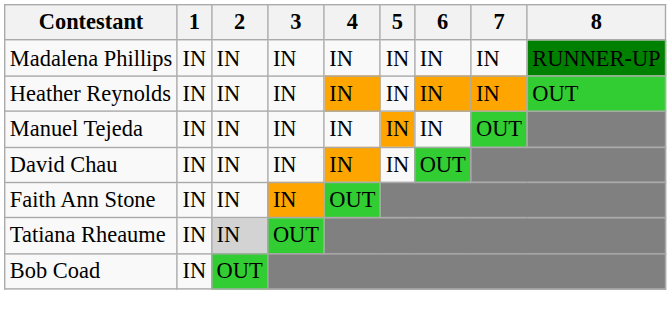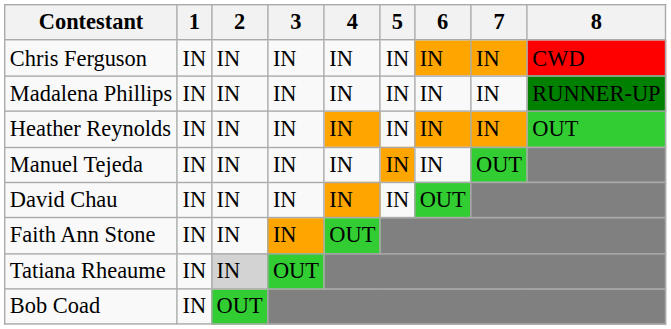+ row: (78, 57)
